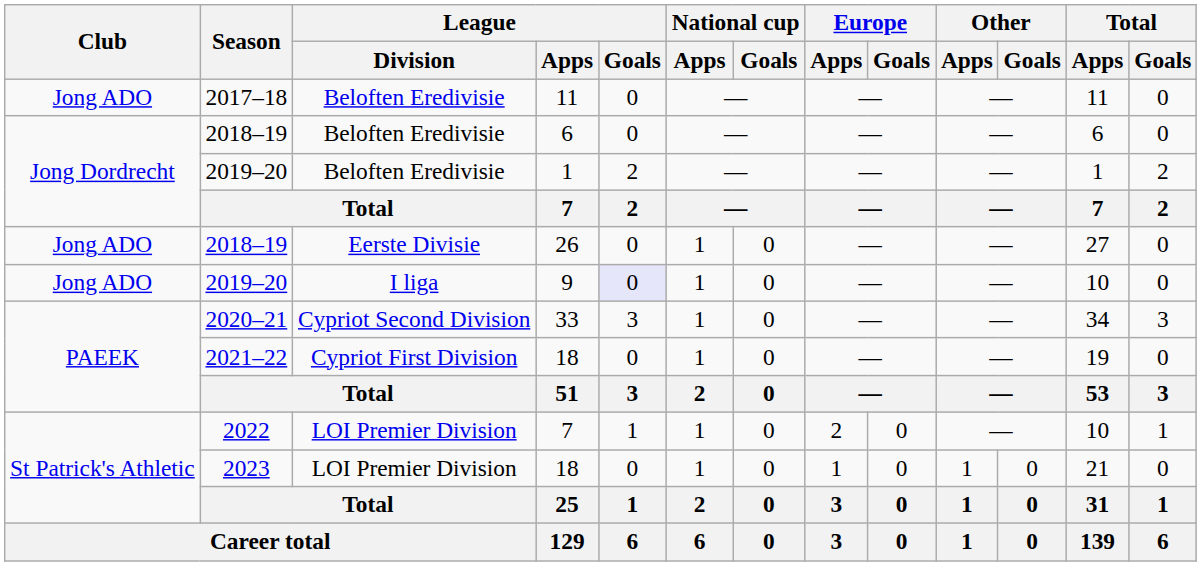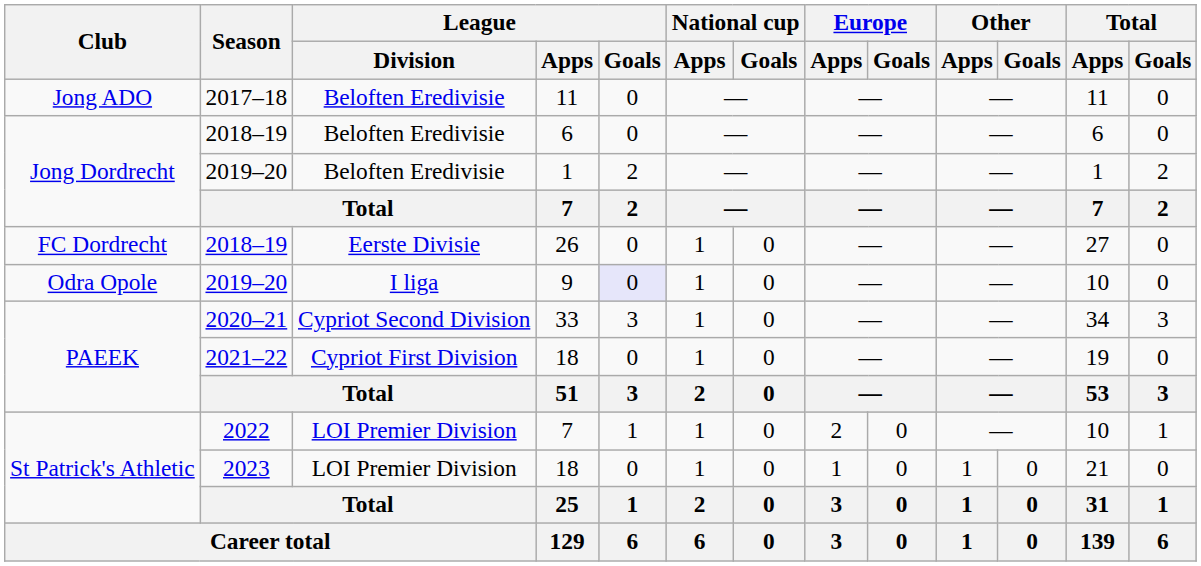(102, 245) Jong ADO -> (102, 245) FC Dordrecht
(102, 282) Jong ADO -> (102, 282) Odra Opole
